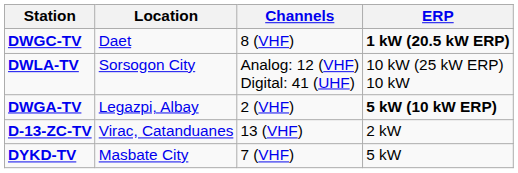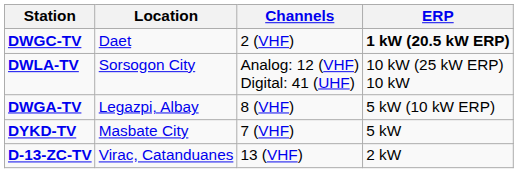(267, 41) 8 (VHF) -> (267, 41) 2 (VHF)
(267, 107) 2 (VHF) -> (267, 107) 8 (VHF)
(431, 107) bold -> (431, 107) normal
rows swapped: (42, 155) <-> (50, 131)
